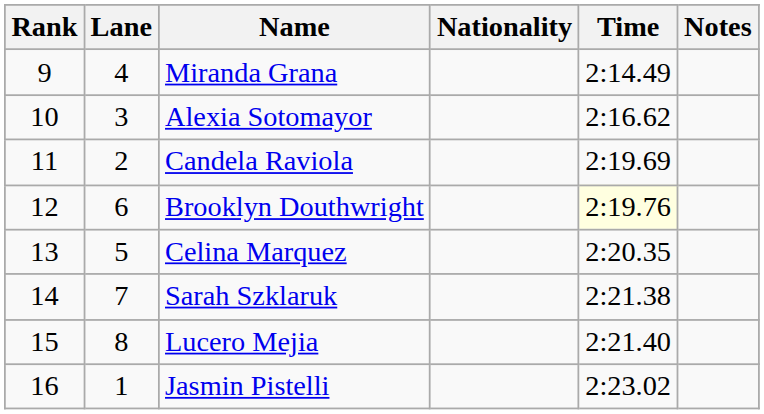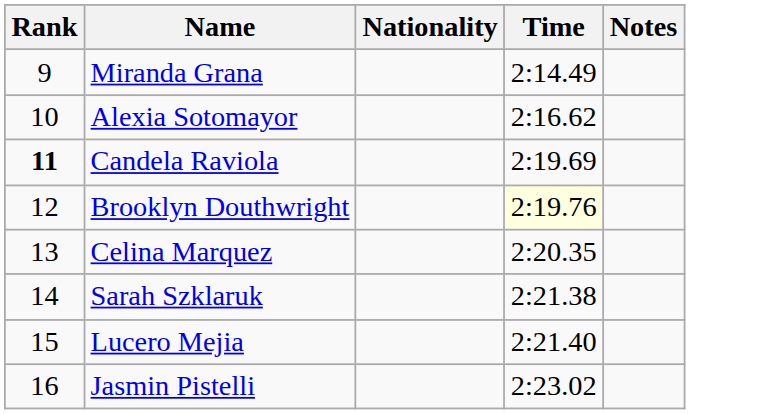- column: (121, 26)
(44, 161) normal -> (44, 161) bold
